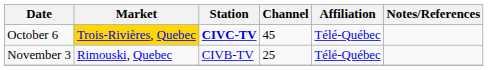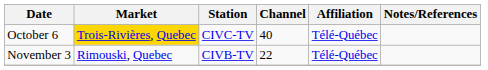(229, 34) bold -> (228, 34) normal
(269, 34) 45 -> (266, 34) 40
(269, 55) 25 -> (266, 55) 22
